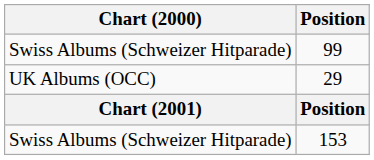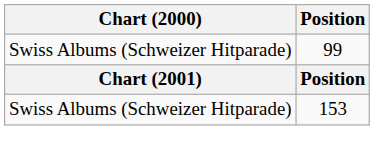- row: (333, 79)
